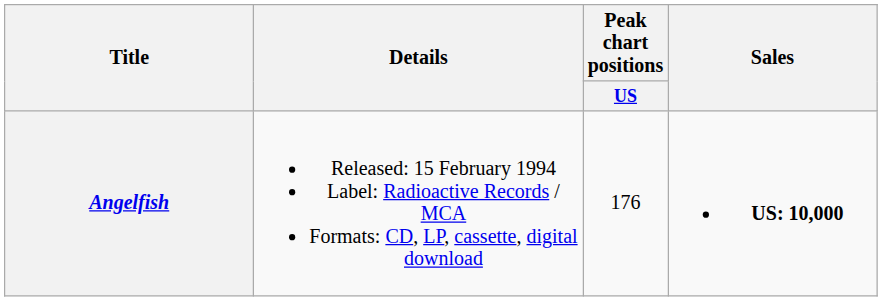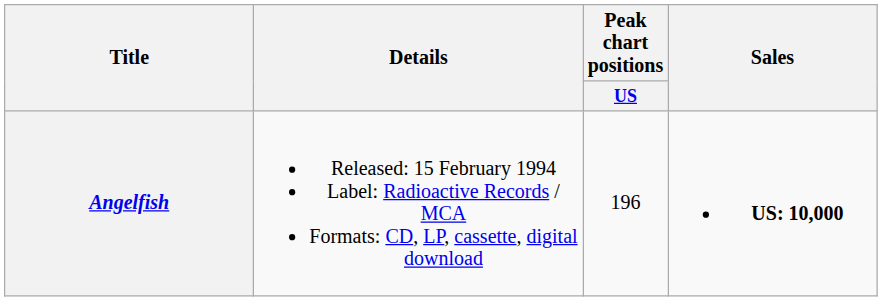(625, 203) 176 -> (625, 203) 196
